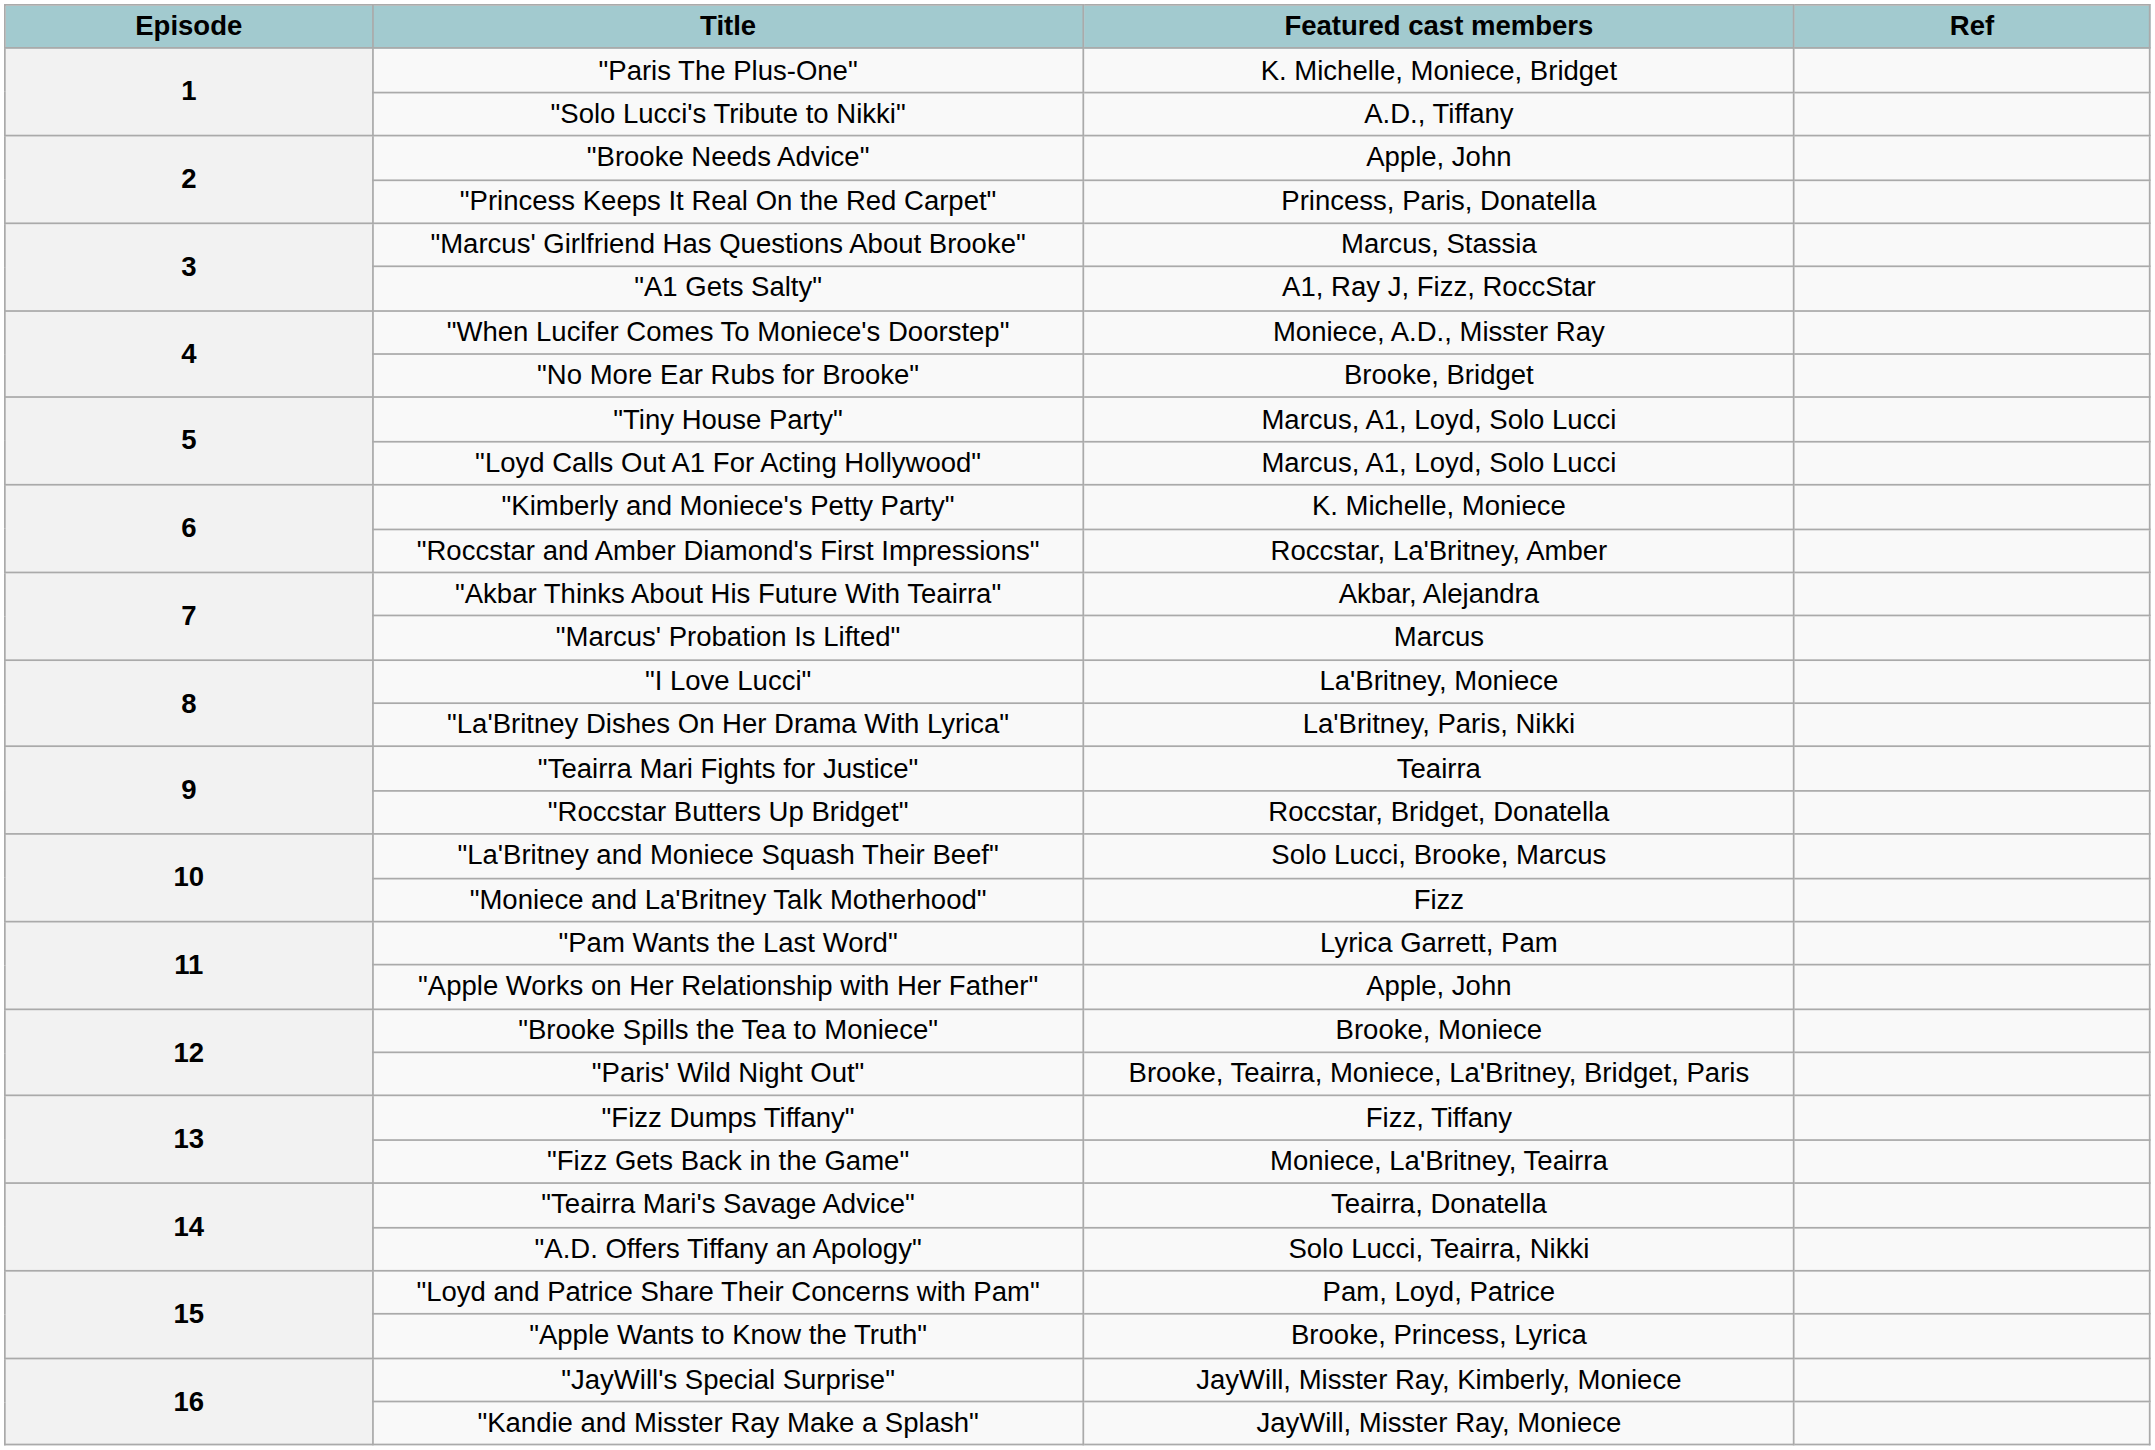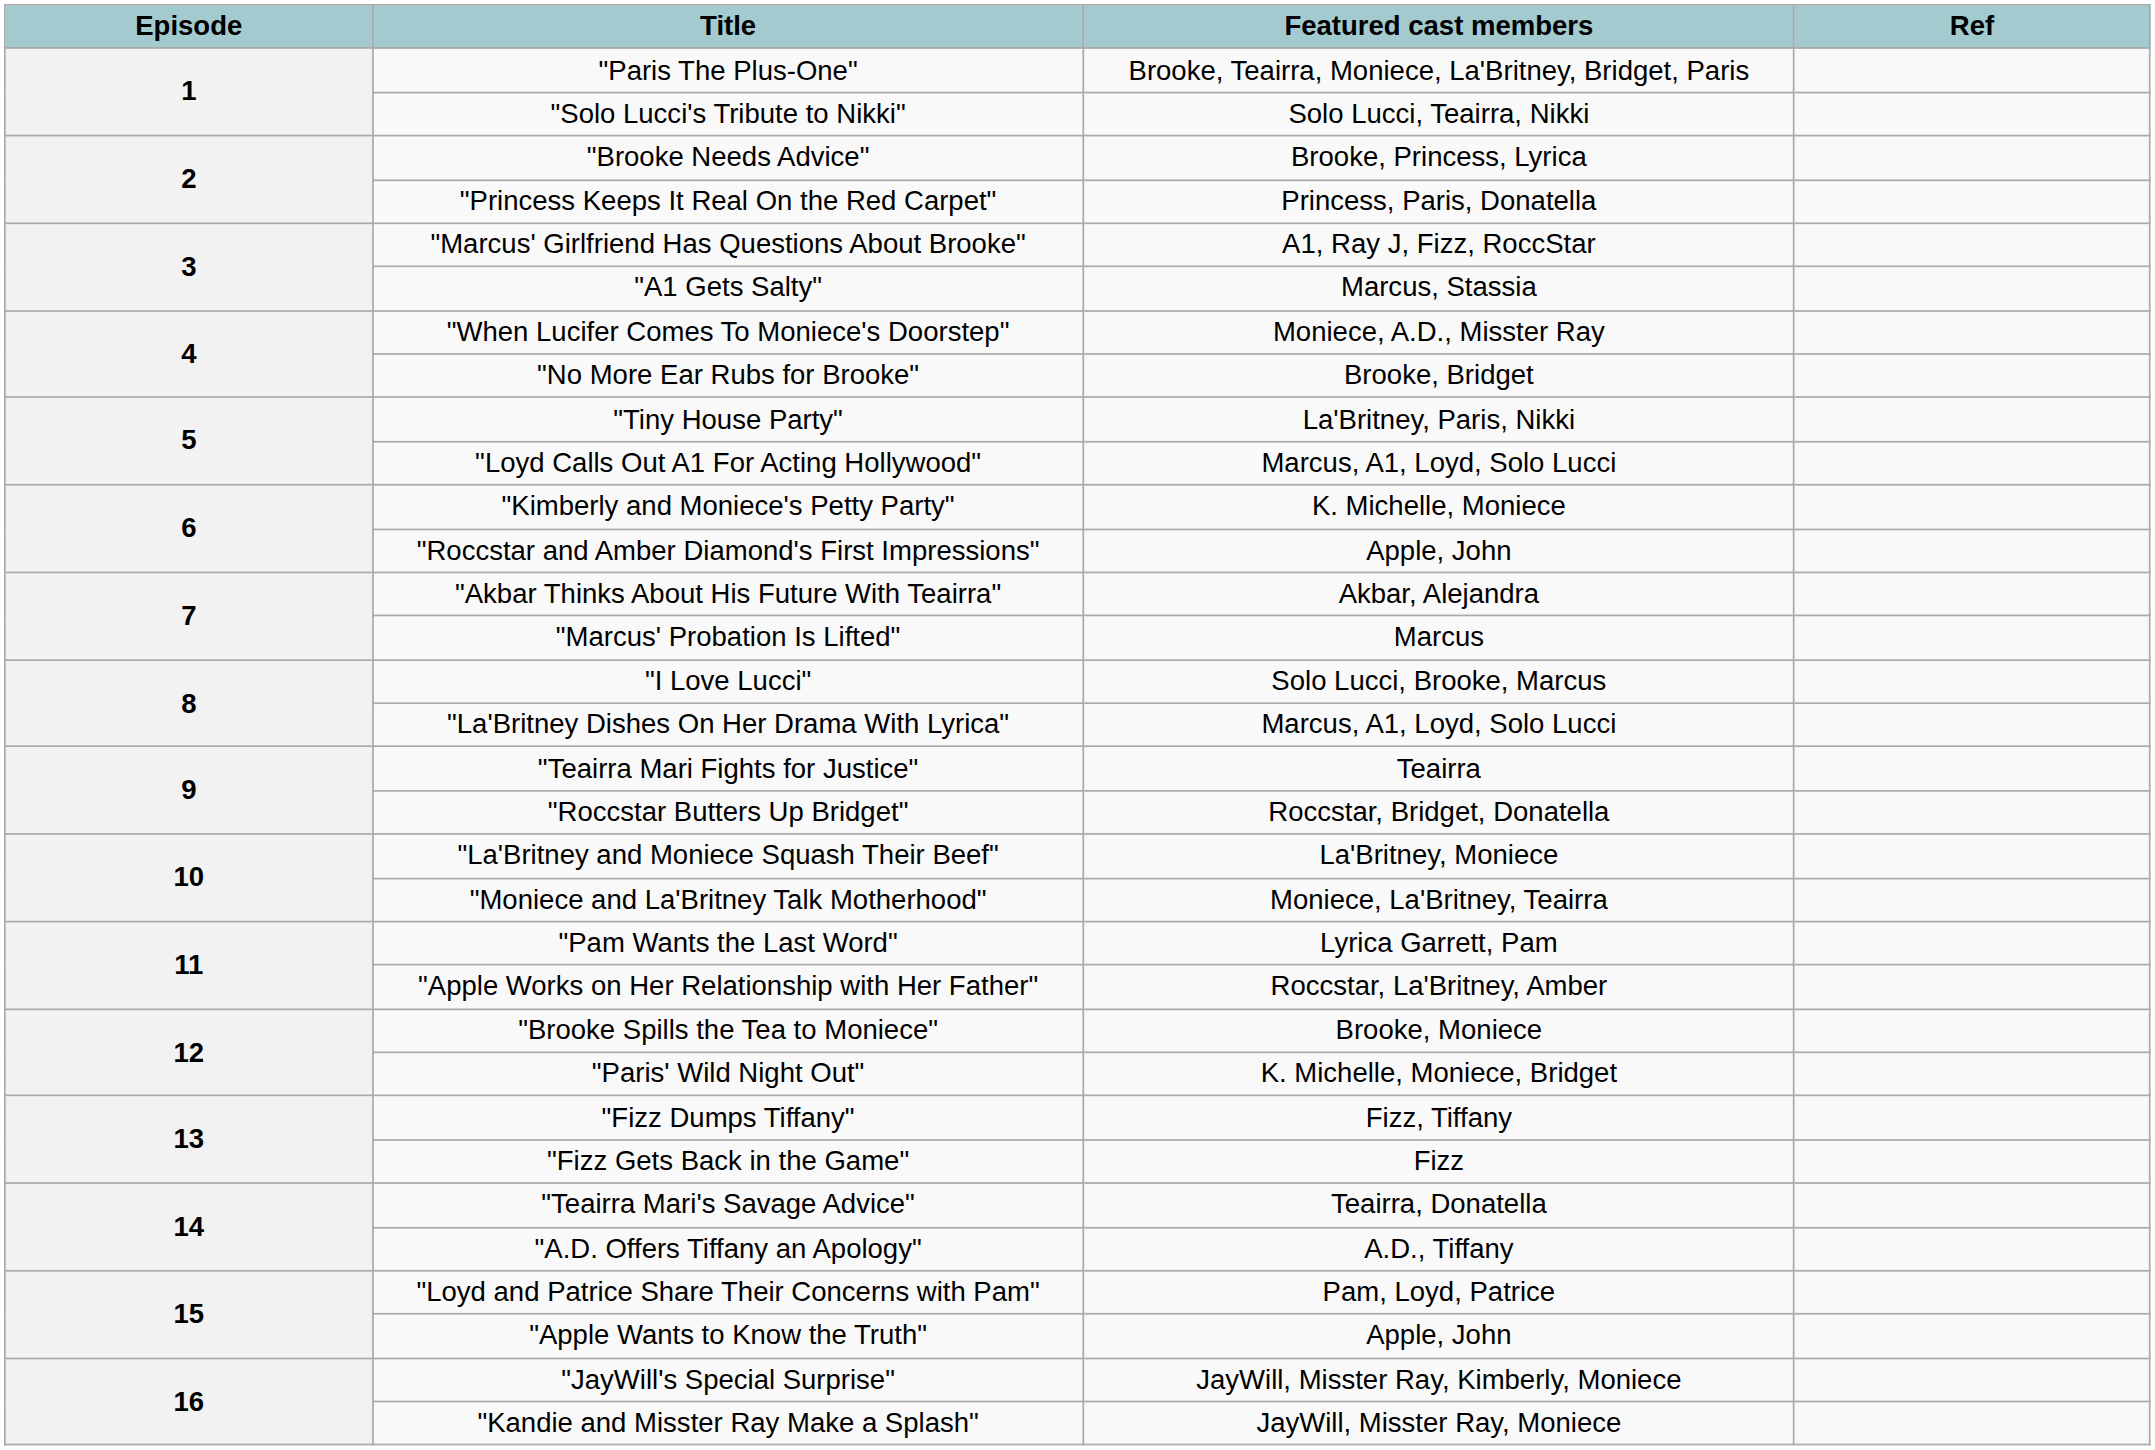(1439, 69) K. Michelle, Moniece, Bridget -> (1439, 69) Brooke, Teairra, Moniece, La'Britney, Bridget, Paris
(1439, 113) A.D., Tiffany -> (1439, 113) Solo Lucci, Teairra, Nikki
(1439, 157) Apple, John -> (1439, 157) Brooke, Princess, Lyrica
(1439, 244) Marcus, Stassia -> (1439, 244) A1, Ray J, Fizz, RoccStar
(1439, 288) A1, Ray J, Fizz, RoccStar -> (1439, 288) Marcus, Stassia
(1439, 419) Marcus, A1, Loyd, Solo Lucci -> (1439, 419) La'Britney, Paris, Nikki
(1439, 550) Roccstar, La'Britney, Amber -> (1439, 550) Apple, John
(1439, 680) La'Britney, Moniece -> (1439, 680) Solo Lucci, Brooke, Marcus
(1439, 724) La'Britney, Paris, Nikki -> (1439, 724) Marcus, A1, Loyd, Solo Lucci
(1439, 855) Solo Lucci, Brooke, Marcus -> (1439, 855) La'Britney, Moniece
(1439, 899) Fizz -> (1439, 899) Moniece, La'Britney, Teairra
(1439, 986) Apple, John -> (1439, 986) Roccstar, La'Britney, Amber
(1439, 1073) Brooke, Teairra, Moniece, La'Britney, Bridget, Paris -> (1439, 1073) K. Michelle, Moniece, Bridget
(1439, 1161) Moniece, La'Britney, Teairra -> (1439, 1161) Fizz
(1439, 1248) Solo Lucci, Teairra, Nikki -> (1439, 1248) A.D., Tiffany
(1439, 1335) Brooke, Princess, Lyrica -> (1439, 1335) Apple, John
